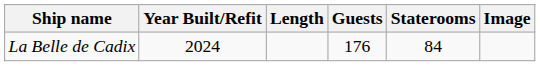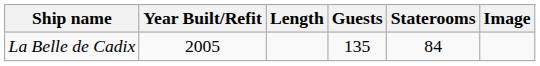(203, 46) 2024 -> (203, 46) 2005
(357, 46) 176 -> (357, 46) 135
